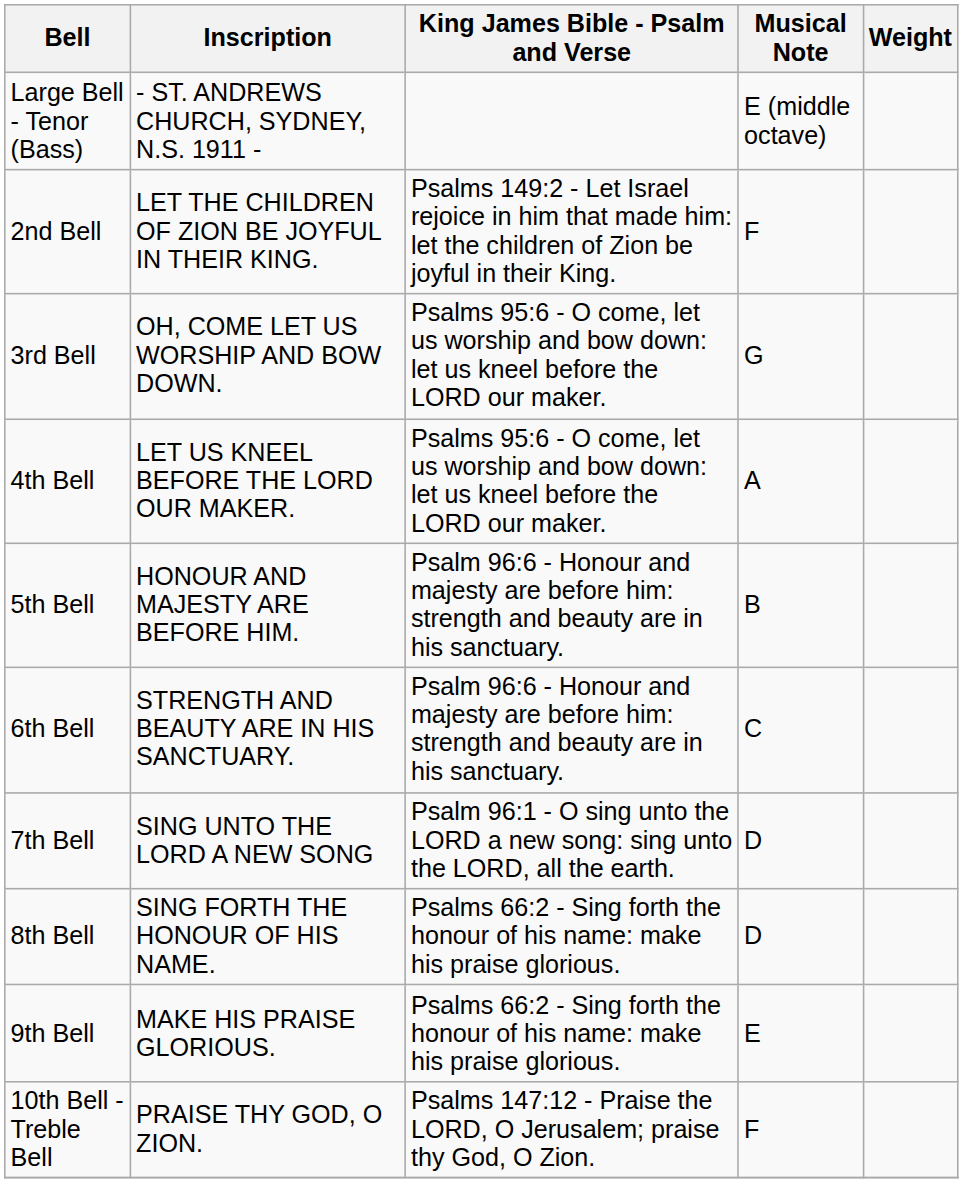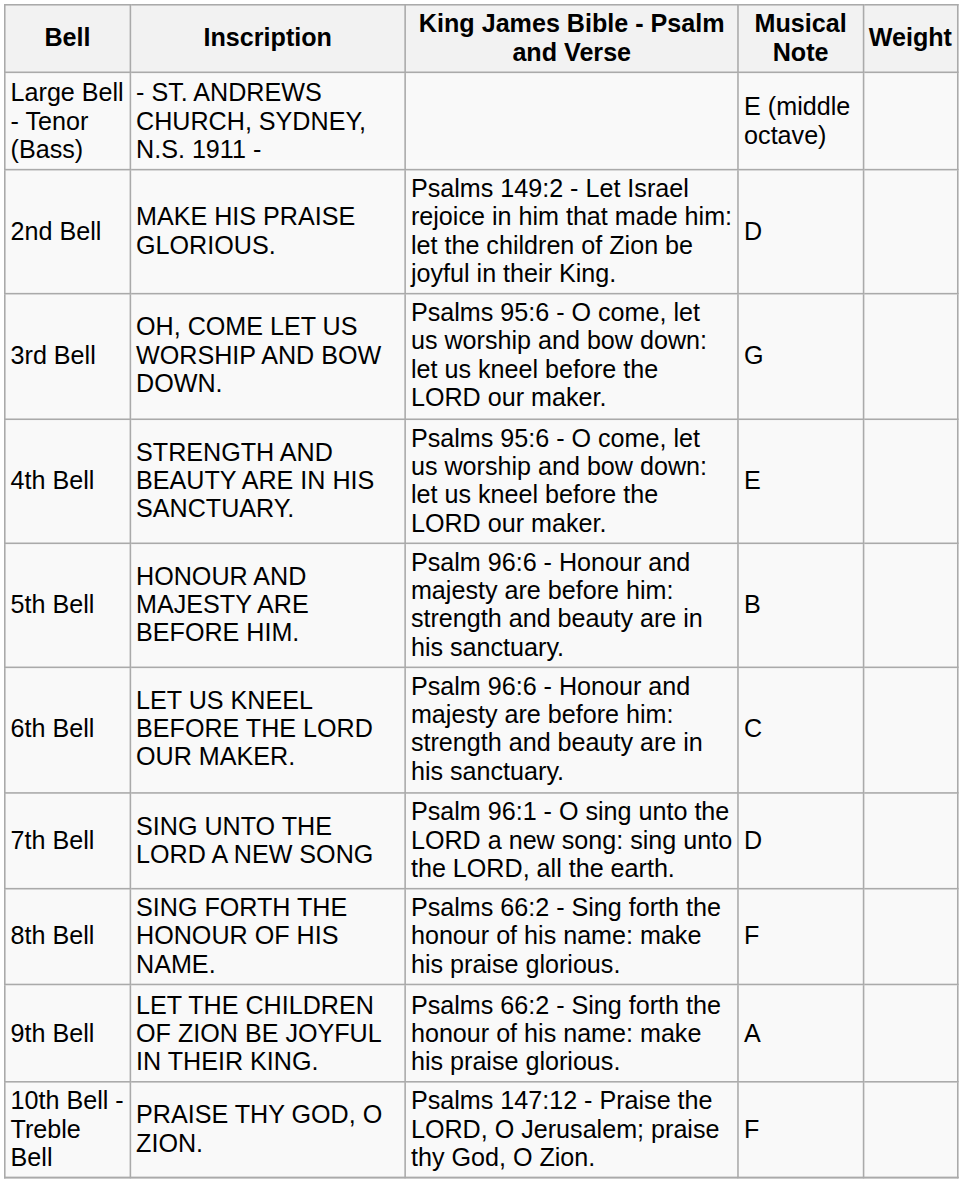(259, 231) LET THE CHILDREN OF ZION BE JOYFUL IN THEIR KING. -> (246, 231) MAKE HIS PRAISE GLORIOUS.
(752, 231) F -> (753, 231) D
(254, 480) LET US KNEEL BEFORE THE LORD OUR MAKER. -> (255, 480) STRENGTH AND BEAUTY ARE IN HIS SANCTUARY.
(752, 480) A -> (752, 480) E
(255, 729) STRENGTH AND BEAUTY ARE IN HIS SANCTUARY. -> (254, 729) LET US KNEEL BEFORE THE LORD OUR MAKER.
(753, 936) D -> (752, 936) F
(246, 1032) MAKE HIS PRAISE GLORIOUS. -> (259, 1032) LET THE CHILDREN OF ZION BE JOYFUL IN THEIR KING.
(752, 1032) E -> (752, 1032) A
